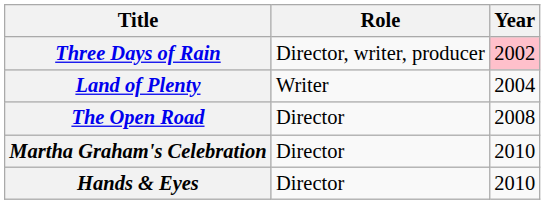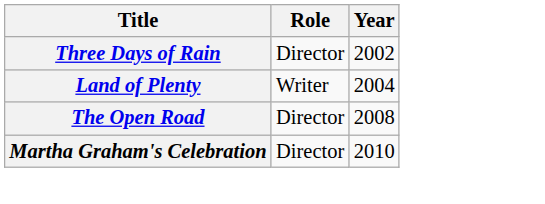(380, 53) Director, writer, producer -> (310, 53) Director
(515, 53) pink background -> (374, 53) no background
- row: (138, 183)
